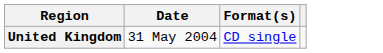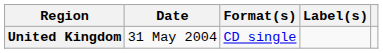+ column: (335, 16)
